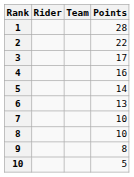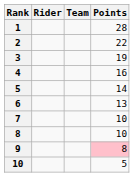(121, 58) 17 -> (121, 58) 19
(124, 149) no background -> (124, 149) pink background
